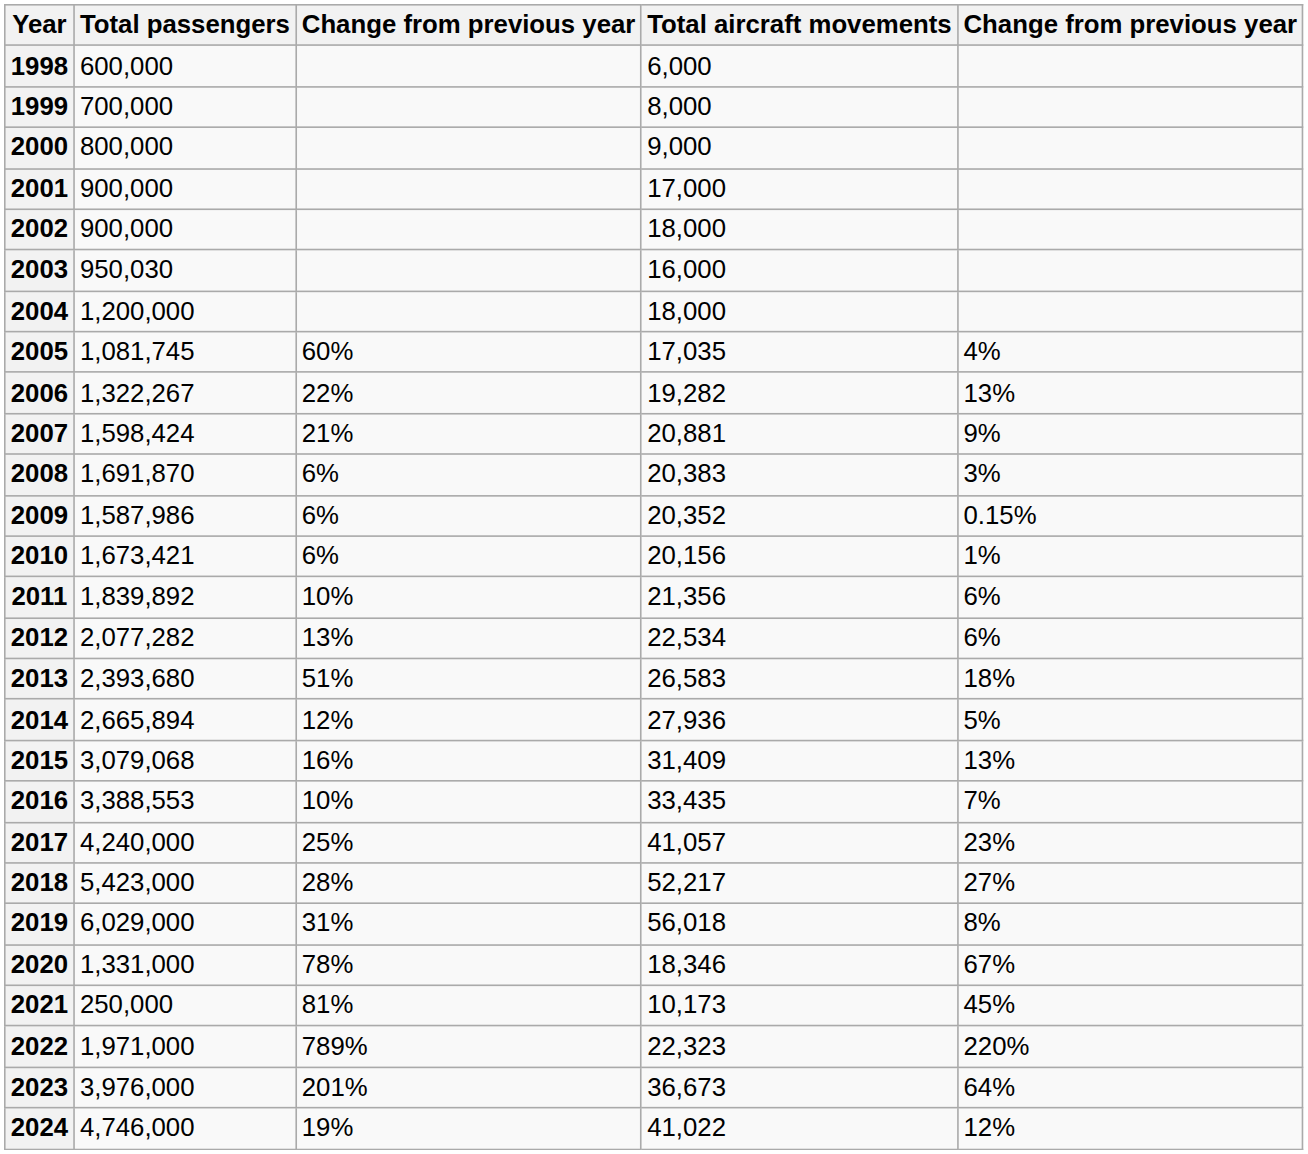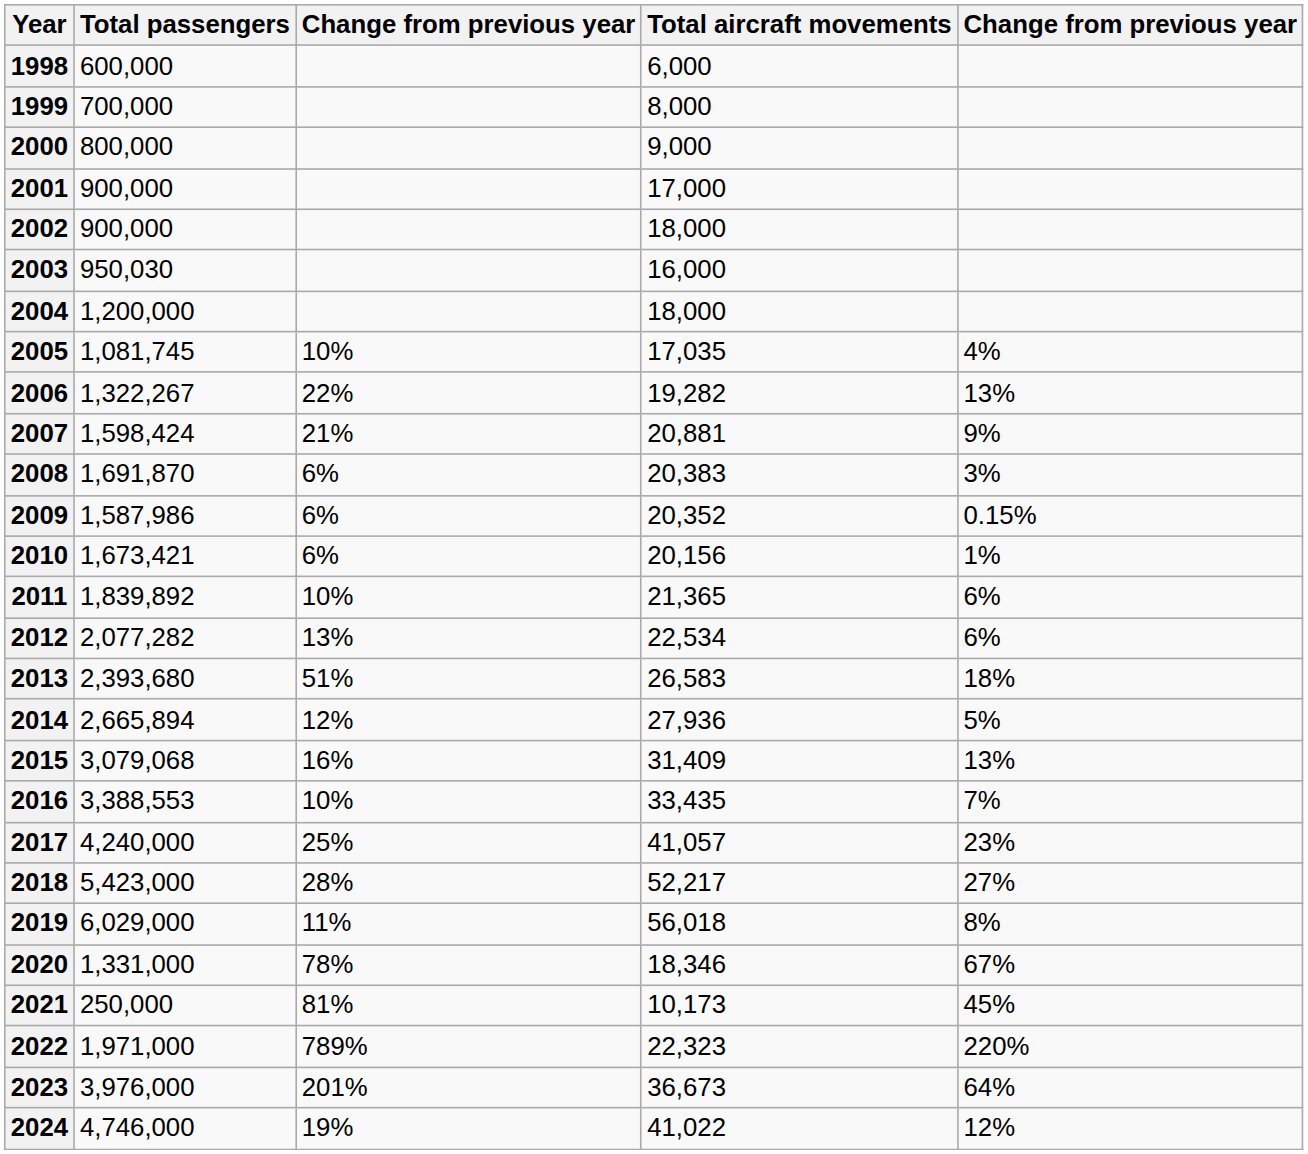(328, 351) 60% -> (328, 351) 10%
(687, 596) 21,356 -> (687, 596) 21,365
(328, 923) 31% -> (327, 923) 11%
